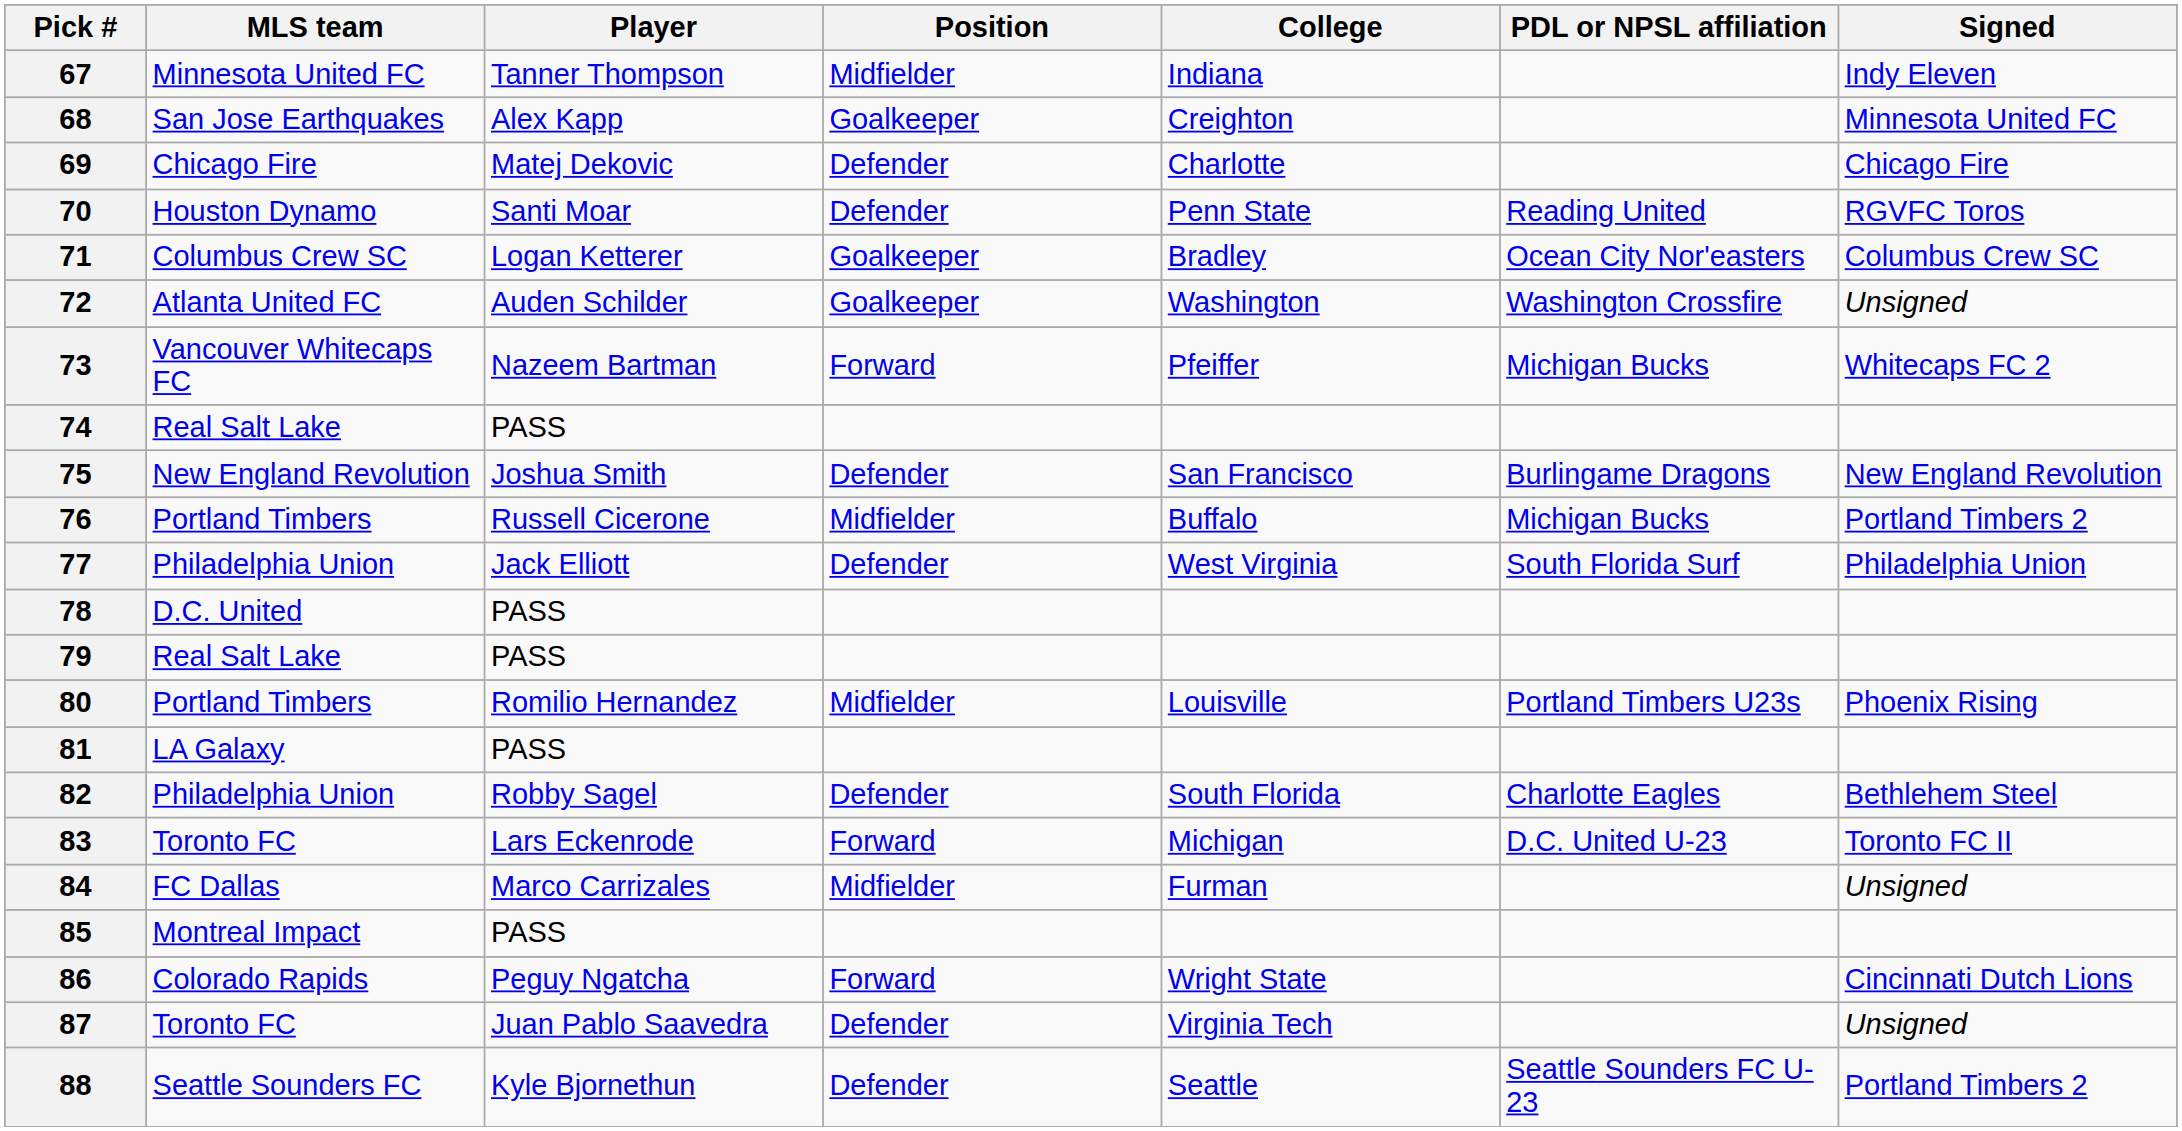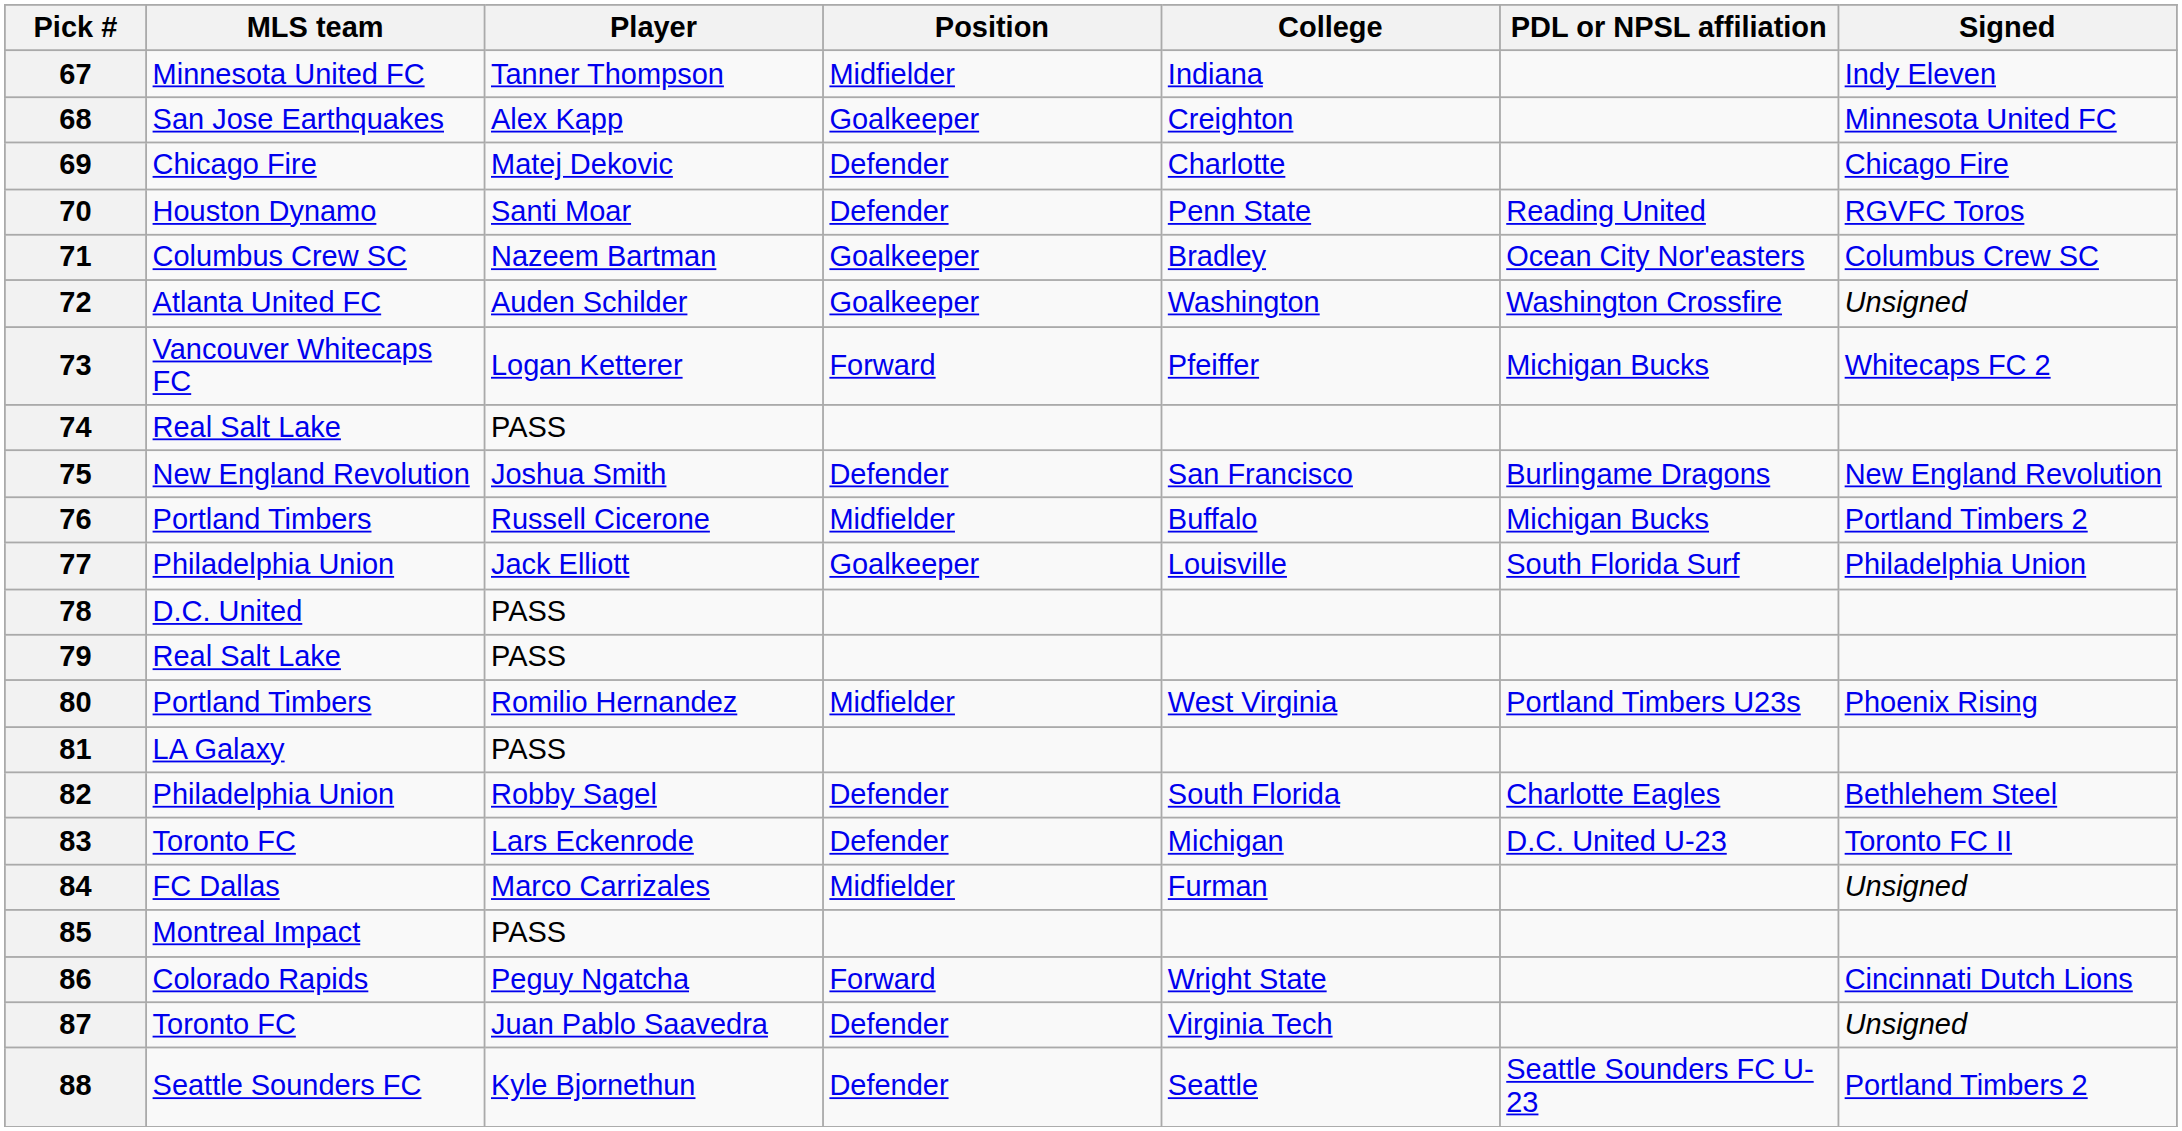(587, 257) Logan Ketterer -> (604, 257) Nazeem Bartman
(604, 365) Nazeem Bartman -> (587, 365) Logan Ketterer
(889, 565) Defender -> (904, 565) Goalkeeper
(1253, 565) West Virginia -> (1227, 565) Louisville
(1227, 703) Louisville -> (1253, 703) West Virginia
(883, 840) Forward -> (889, 840) Defender
